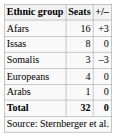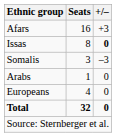(106, 44) normal -> (106, 44) bold
rows swapped: (28, 76) <-> (19, 92)
